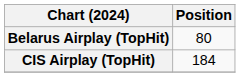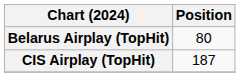(204, 60) 184 -> (204, 60) 187
